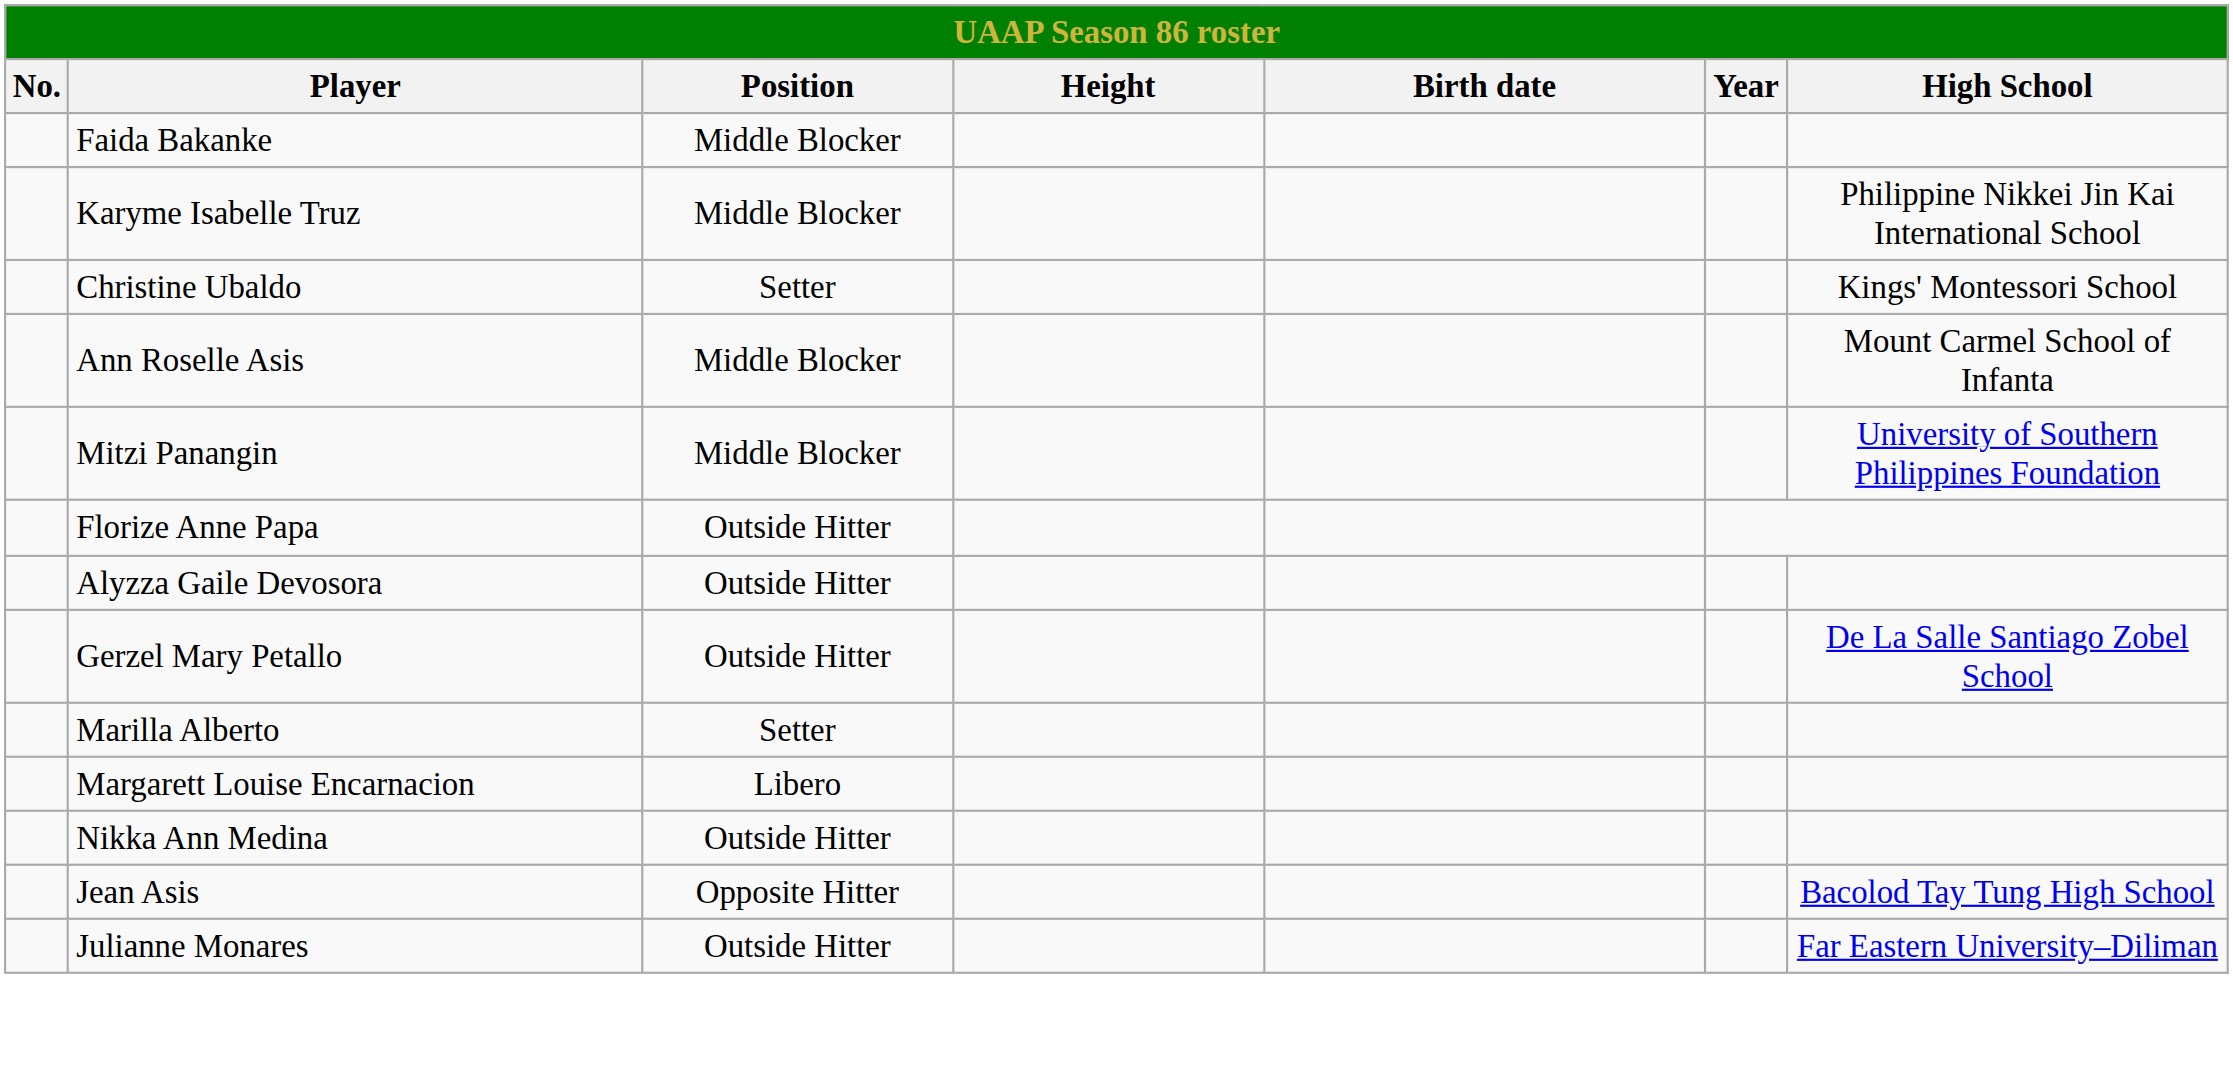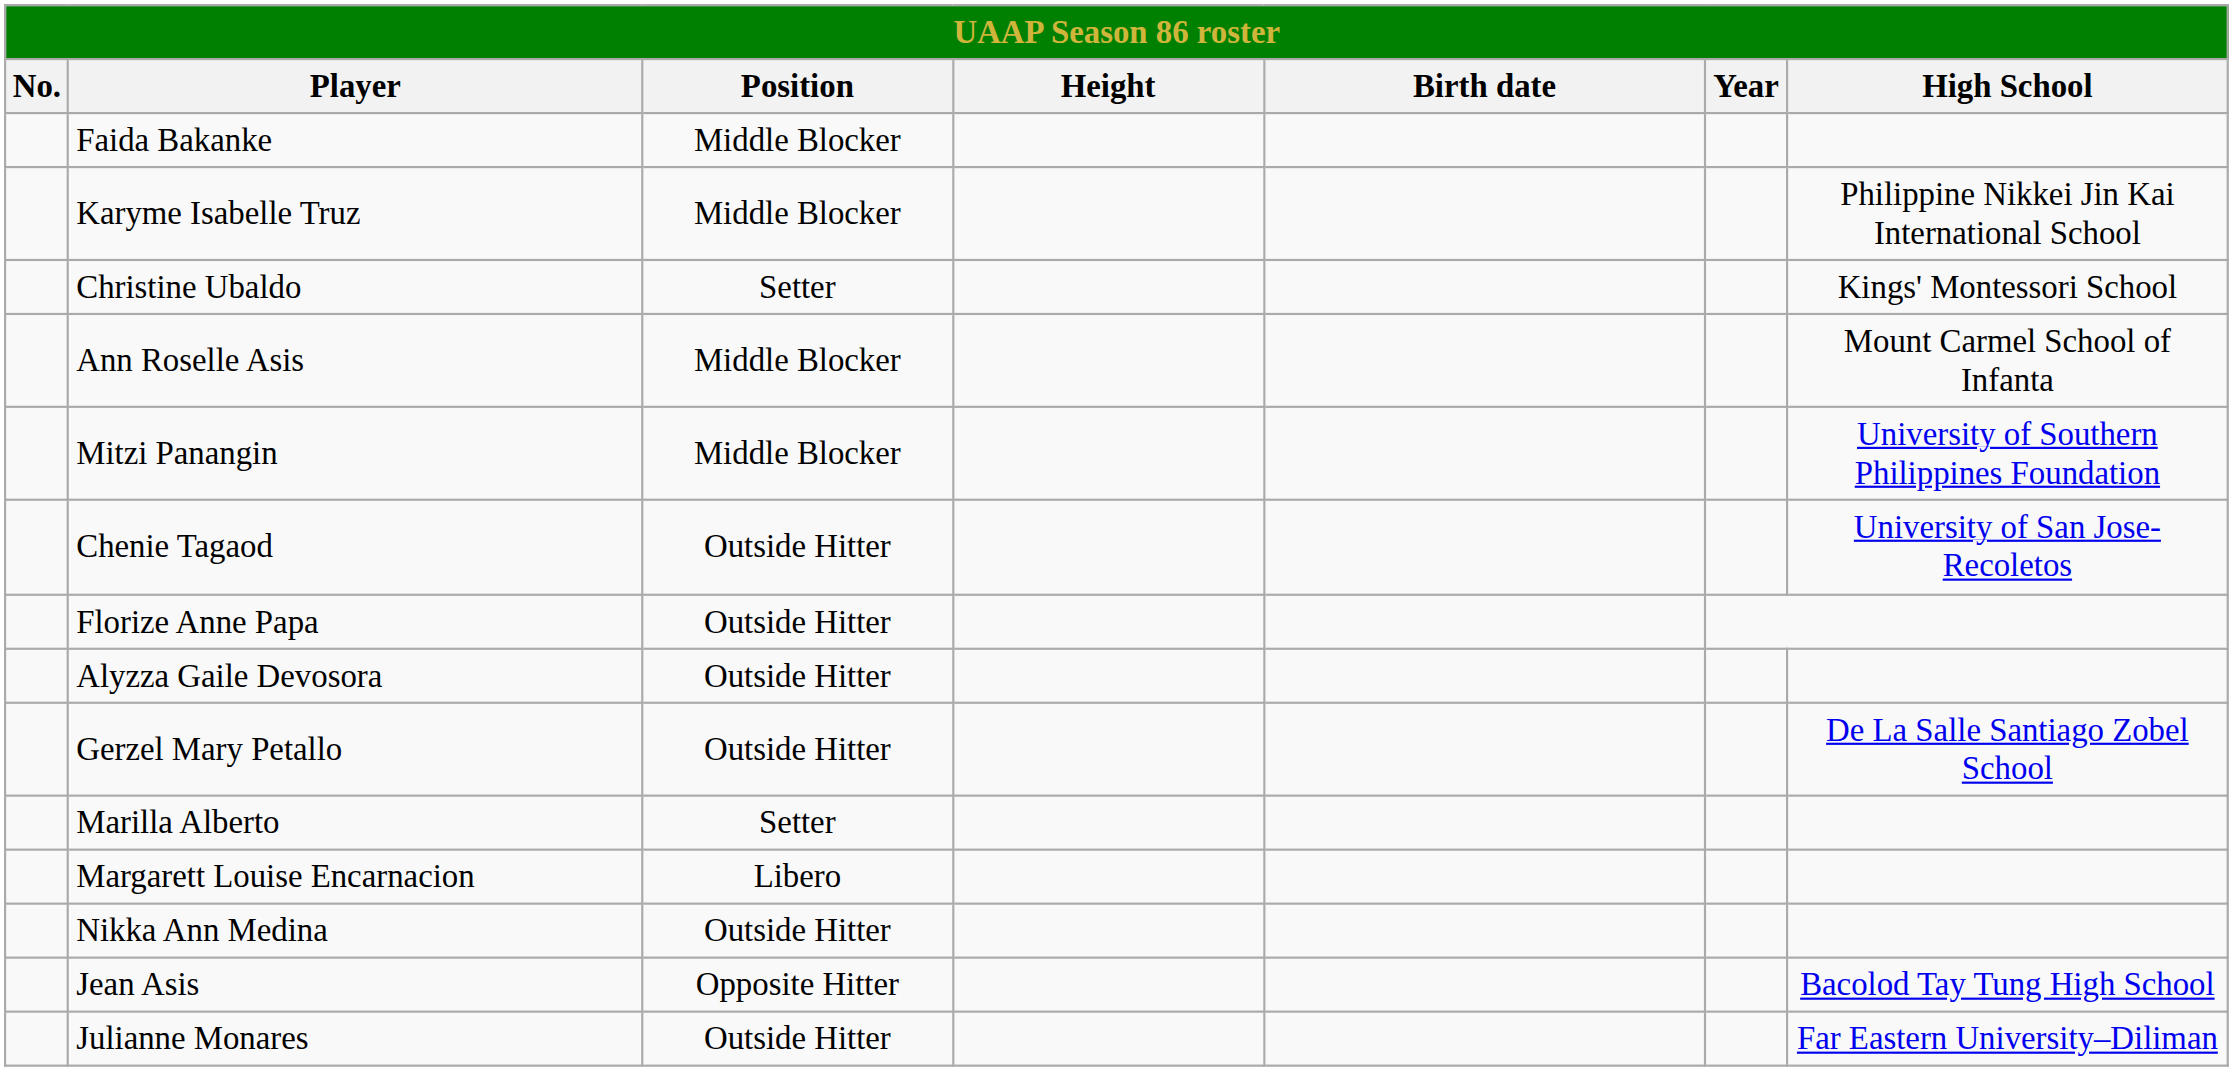+ row: (175, 546)
